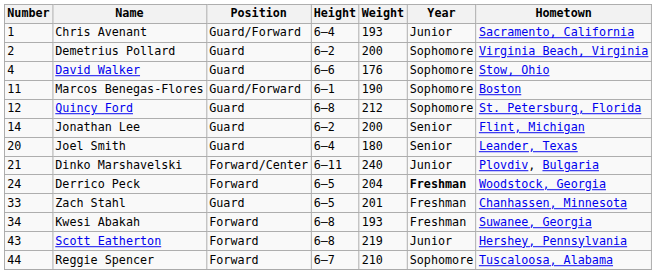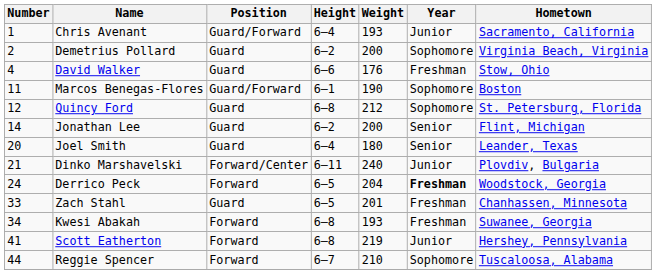(441, 71) Sophomore -> (438, 71) Freshman
(14, 242) 43 -> (14, 242) 41
